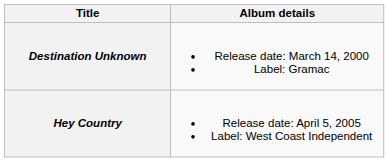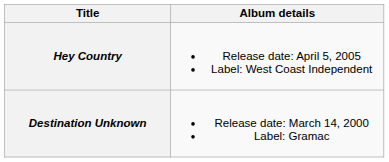rows swapped: (88, 56) <-> (88, 123)
